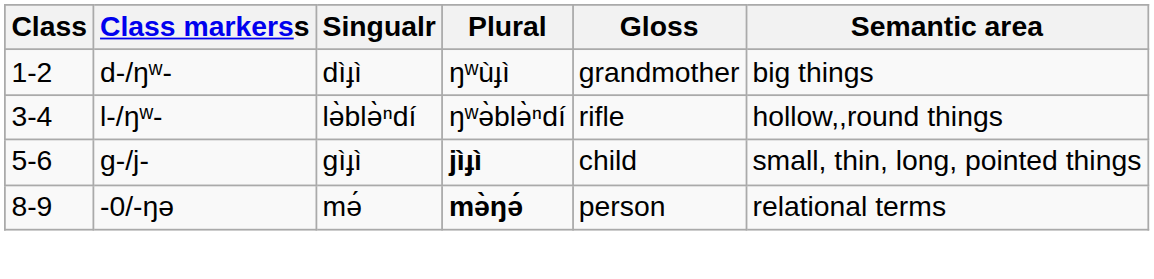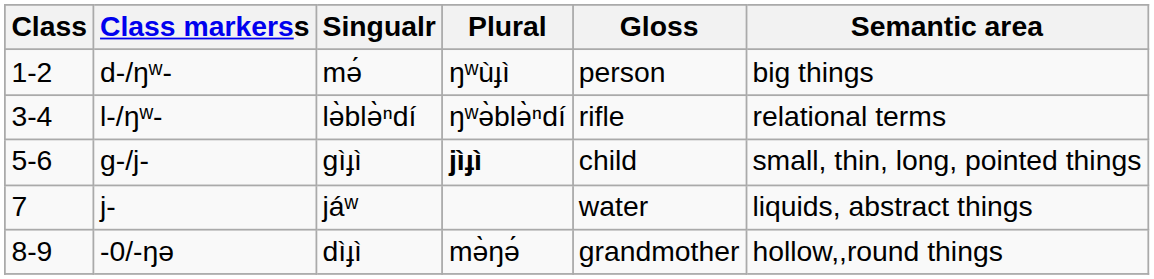(342, 71) dìɟì -> (342, 71) mə́
(659, 71) grandmother -> (622, 71) person
(878, 116) hollow,,round things -> (849, 116) relational terms
+ row: (108, 206)
(342, 206) mə́ -> (342, 251) dìɟì
(486, 206) bold -> (484, 251) normal
(622, 206) person -> (659, 251) grandmother
(849, 206) relational terms -> (878, 251) hollow,,round things
